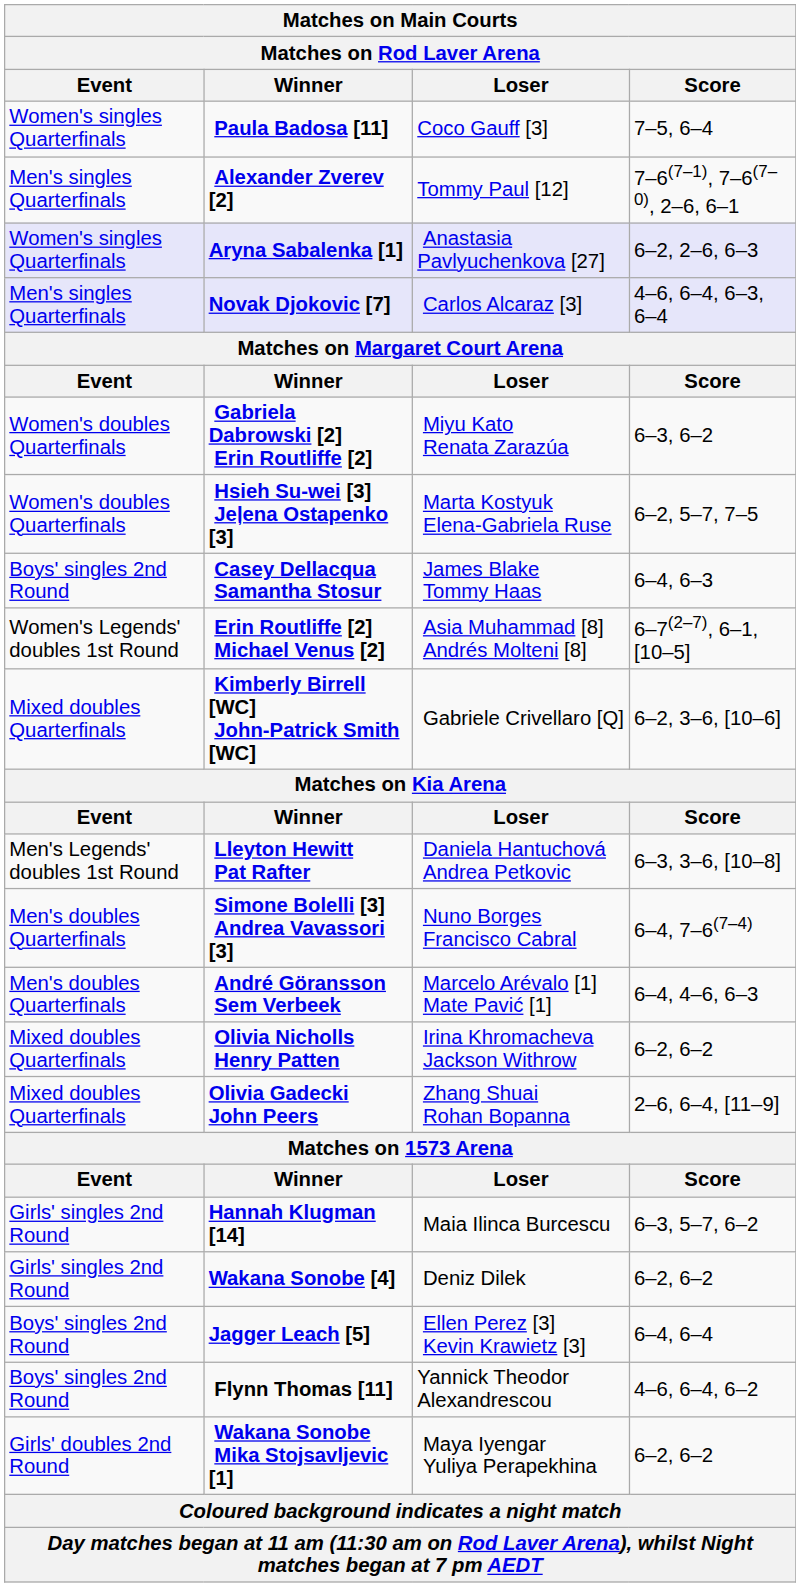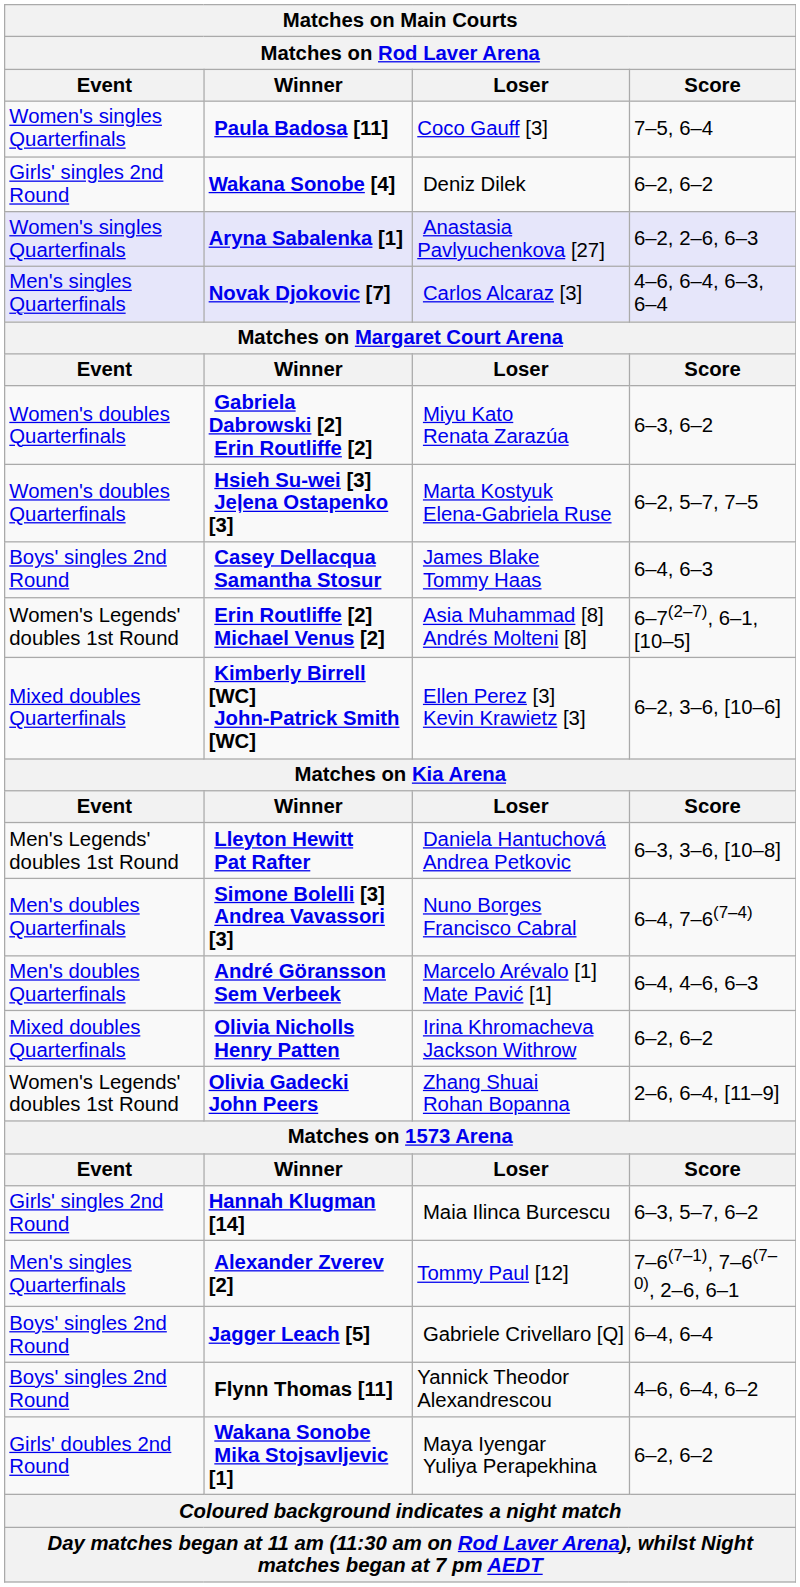rows swapped: (296, 189) <-> (302, 1279)
(521, 718) Gabriele Crivellaro [Q] -> (501, 707) Ellen Perez [3] Kevin Krawietz [3]
(75, 1104) Mixed doubles Quarterfinals -> (95, 1093) Women's Legends' doubles 1st Round
(501, 1334) Ellen Perez [3] Kevin Krawietz [3] -> (521, 1334) Gabriele Crivellaro [Q]
